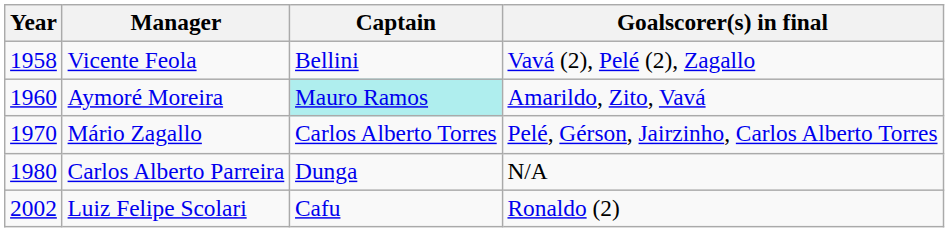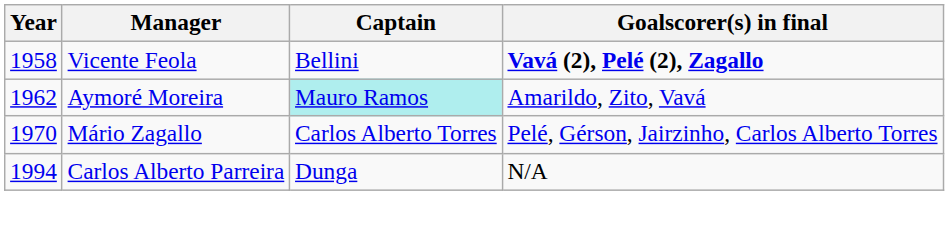(631, 60) normal -> (636, 60) bold
(33, 97) 1960 -> (33, 97) 1962
(33, 171) 1980 -> (33, 171) 1994
- row: (157, 208)
